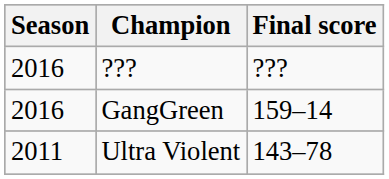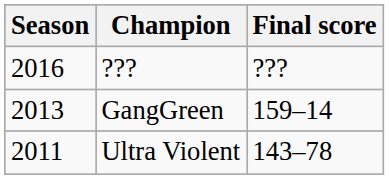(38, 109) 2016 -> (38, 109) 2013
